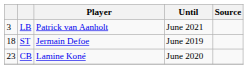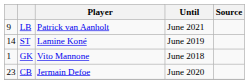(9, 27) 3 -> (9, 27) 9
(11, 42) 18 -> (11, 42) 14
(63, 42) Jermain Defoe -> (62, 42) Lamine Koné
+ row: (26, 57)
(61, 57) Lamine Koné -> (64, 72) Jermain Defoe
